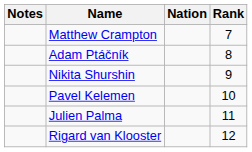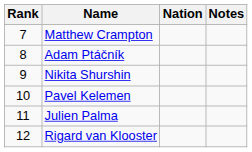columns swapped: (229, 14) <-> (25, 14)
